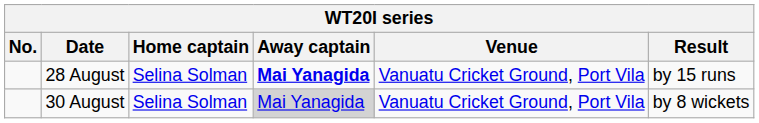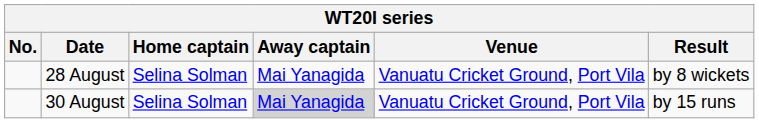(313, 74) bold -> (311, 74) normal
(694, 74) by 15 runs -> (701, 74) by 8 wickets
(701, 103) by 8 wickets -> (694, 103) by 15 runs
